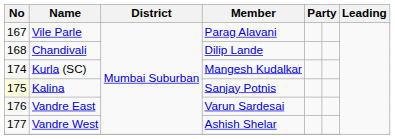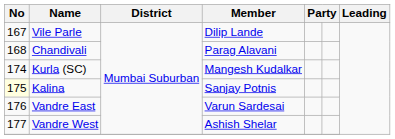(241, 32) Parag Alavani -> (234, 32) Dilip Lande
(234, 50) Dilip Lande -> (241, 50) Parag Alavani
